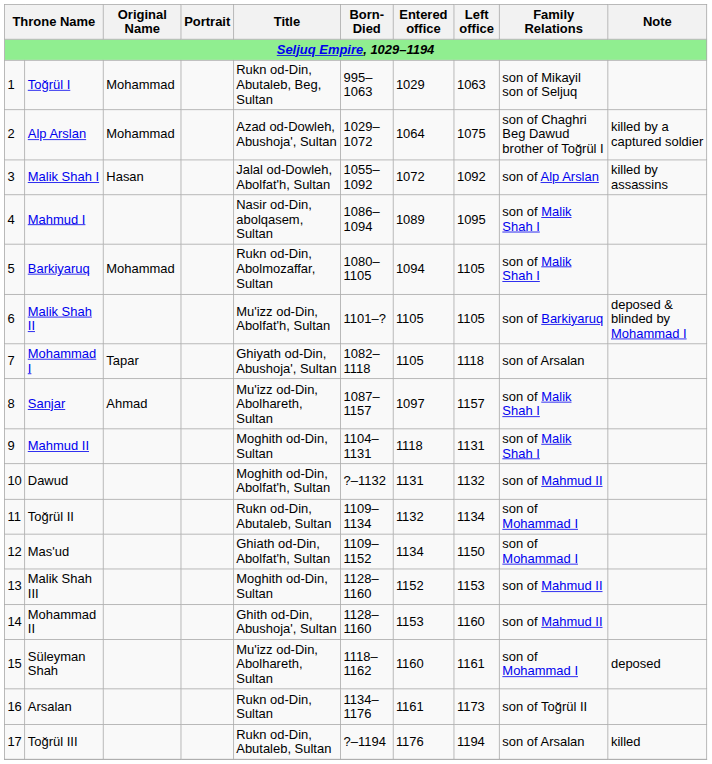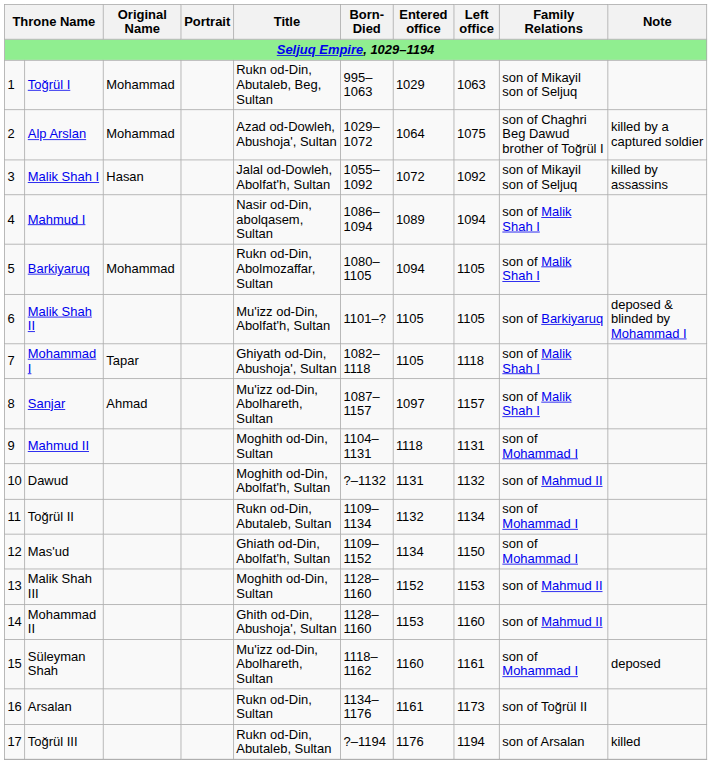(551, 177) son of Alp Arslan -> (542, 177) son of Mikayil son of Seljuq
(471, 219) 1095 -> (471, 219) 1094
(543, 361) son of Arsalan -> (537, 361) son of Malik Shah I
(537, 446) son of Malik Shah I -> (540, 446) son of Mohammad I
